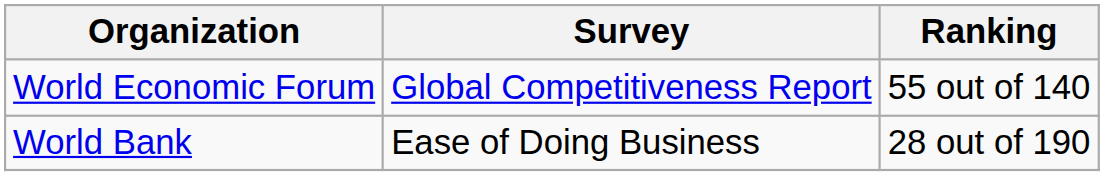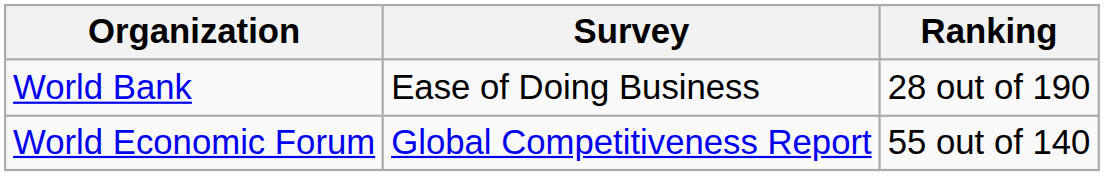rows swapped: (194, 87) <-> (102, 142)
